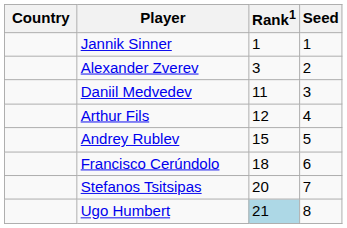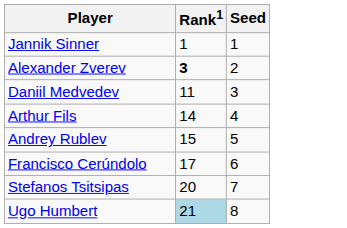- column: (41, 18)
(256, 68) normal -> (184, 68) bold
(260, 115) 12 -> (188, 115) 14
(260, 163) 18 -> (188, 163) 17
